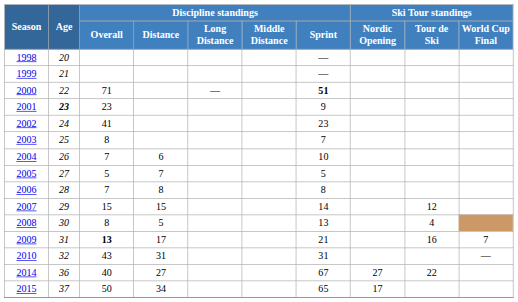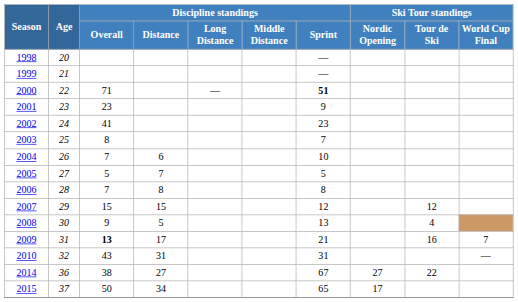(64, 107) bold -> (64, 107) normal
(323, 206) 14 -> (323, 206) 12
(107, 223) 8 -> (107, 223) 9
(107, 272) 40 -> (107, 272) 38
